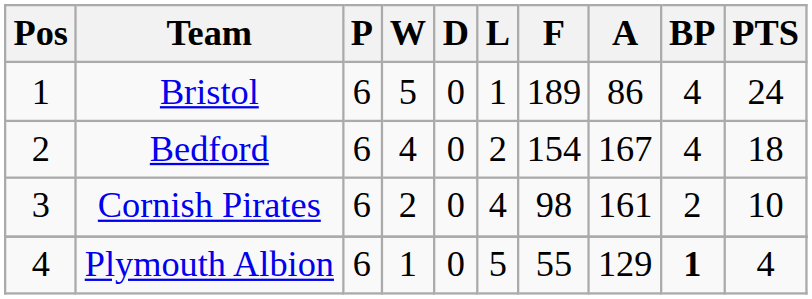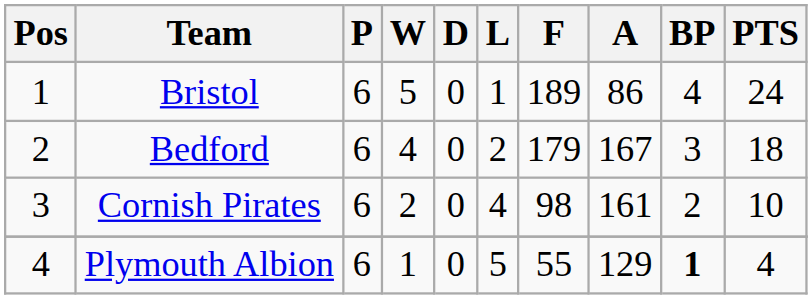(554, 148) 154 -> (554, 148) 179
(692, 148) 4 -> (692, 148) 3
